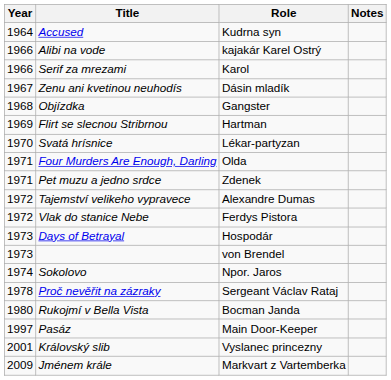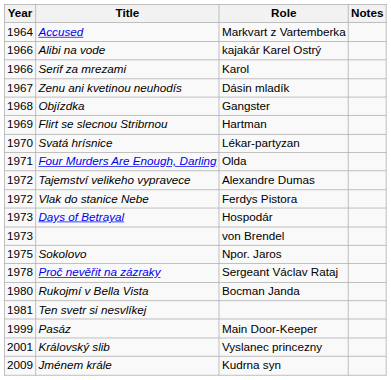(251, 32) Kudrna syn -> (284, 32) Markvart z Vartemberka
- row: (100, 180)
(20, 273) 1974 -> (20, 254) 1975
+ row: (92, 310)
(20, 328) 1997 -> (20, 328) 1999
(284, 365) Markvart z Vartemberka -> (251, 365) Kudrna syn
